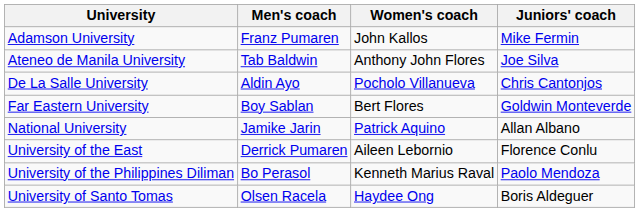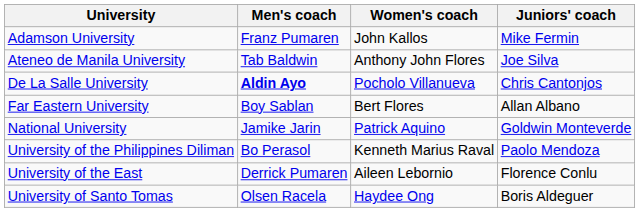(270, 83) normal -> (273, 83) bold
(566, 106) Goldwin Monteverde -> (540, 106) Allan Albano
(540, 128) Allan Albano -> (566, 128) Goldwin Monteverde
rows swapped: (75, 151) <-> (121, 173)
